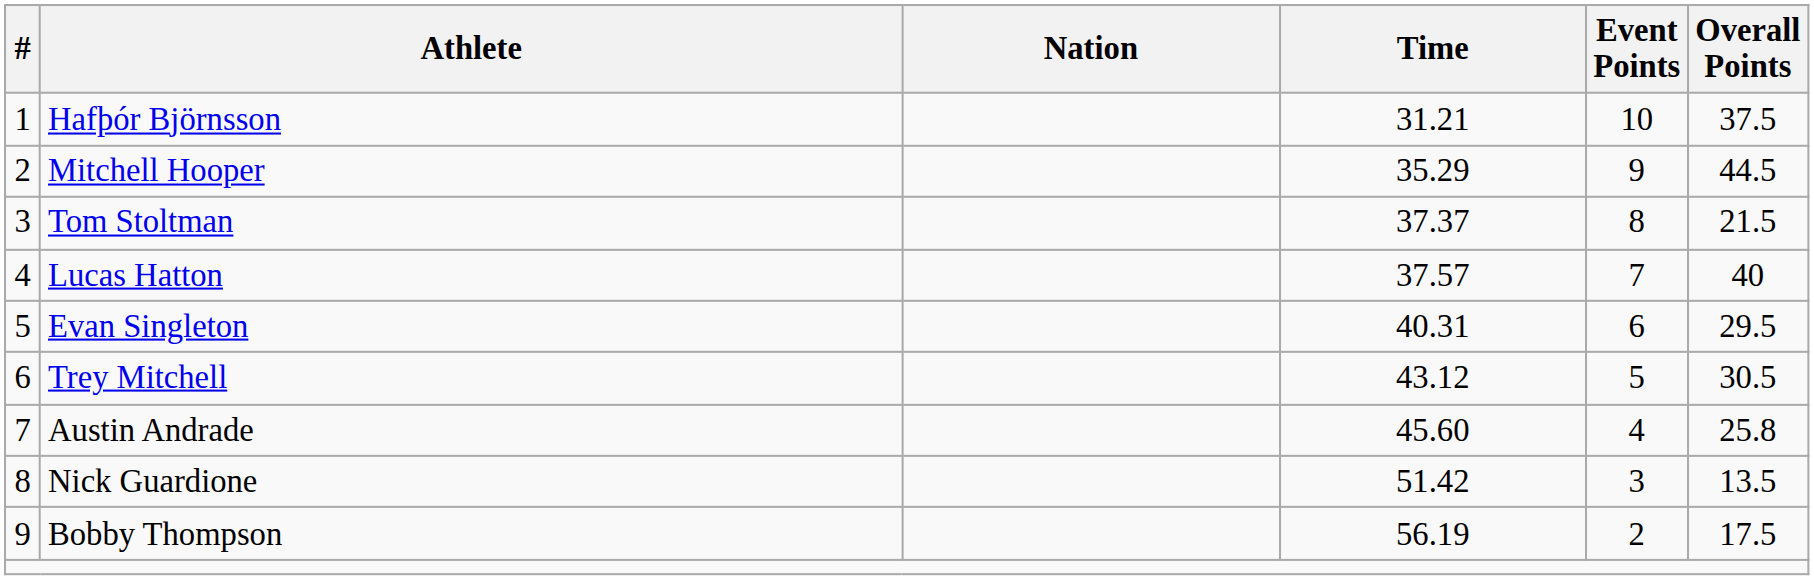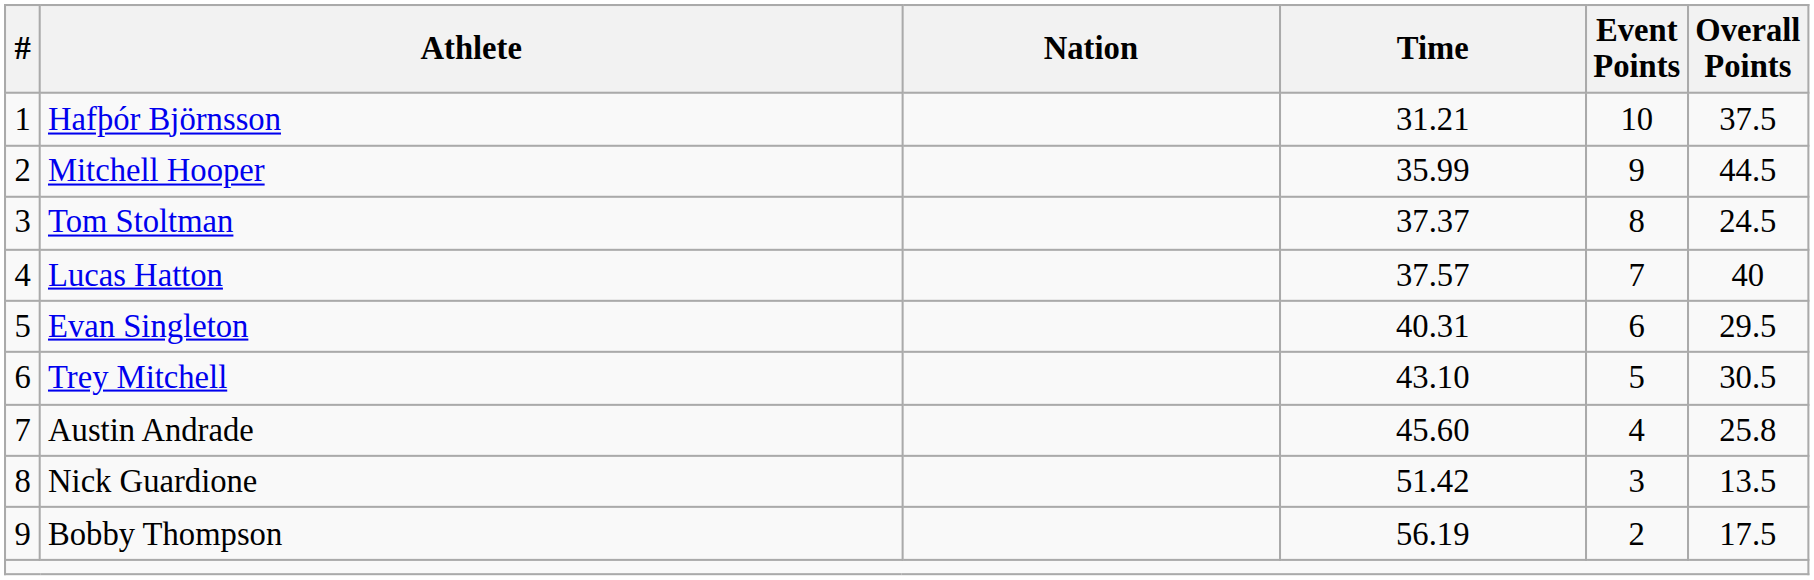(1433, 170) 35.29 -> (1433, 170) 35.99
(1748, 222) 21.5 -> (1748, 222) 24.5
(1433, 377) 43.12 -> (1433, 377) 43.10
